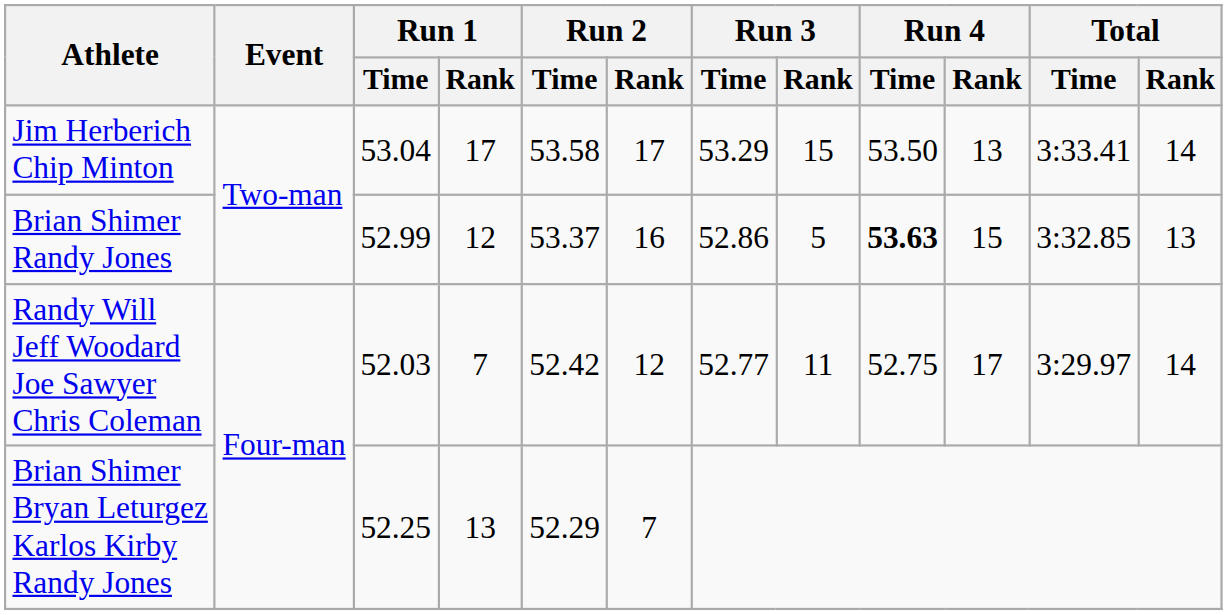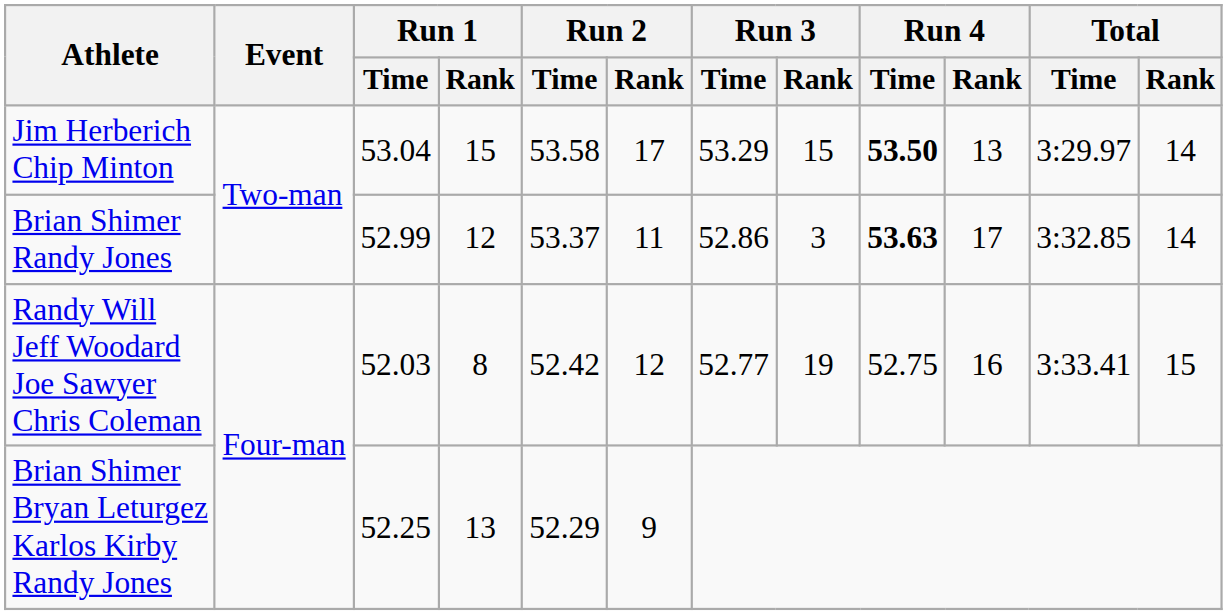(480, 150) 17 -> (480, 150) 15
(903, 150) normal -> (903, 150) bold
(1084, 150) 3:33.41 -> (1084, 150) 3:29.97
(649, 238) 16 -> (649, 238) 11
(818, 238) 5 -> (818, 238) 3
(987, 238) 15 -> (987, 238) 17
(1180, 238) 13 -> (1180, 238) 14
(480, 364) 7 -> (480, 364) 8
(818, 364) 11 -> (818, 364) 19
(987, 364) 17 -> (987, 364) 16
(1084, 364) 3:29.97 -> (1084, 364) 3:33.41
(1180, 364) 14 -> (1180, 364) 15
(649, 527) 7 -> (649, 527) 9
